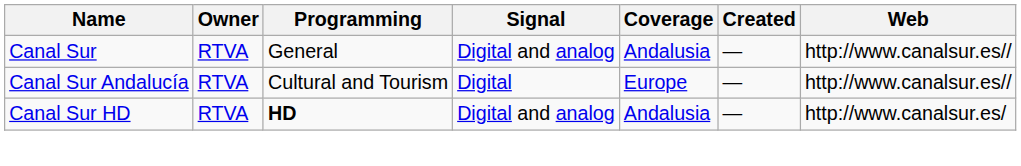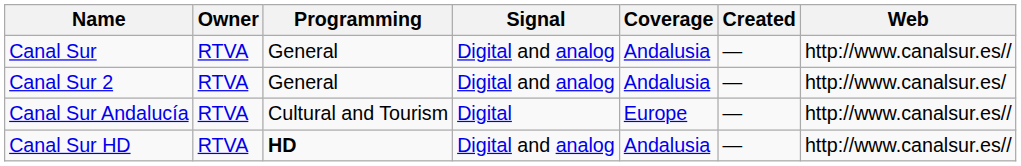+ row: (61, 82)
(906, 113) http://www.canalsur.es/ -> (908, 144) http://www.canalsur.es//
